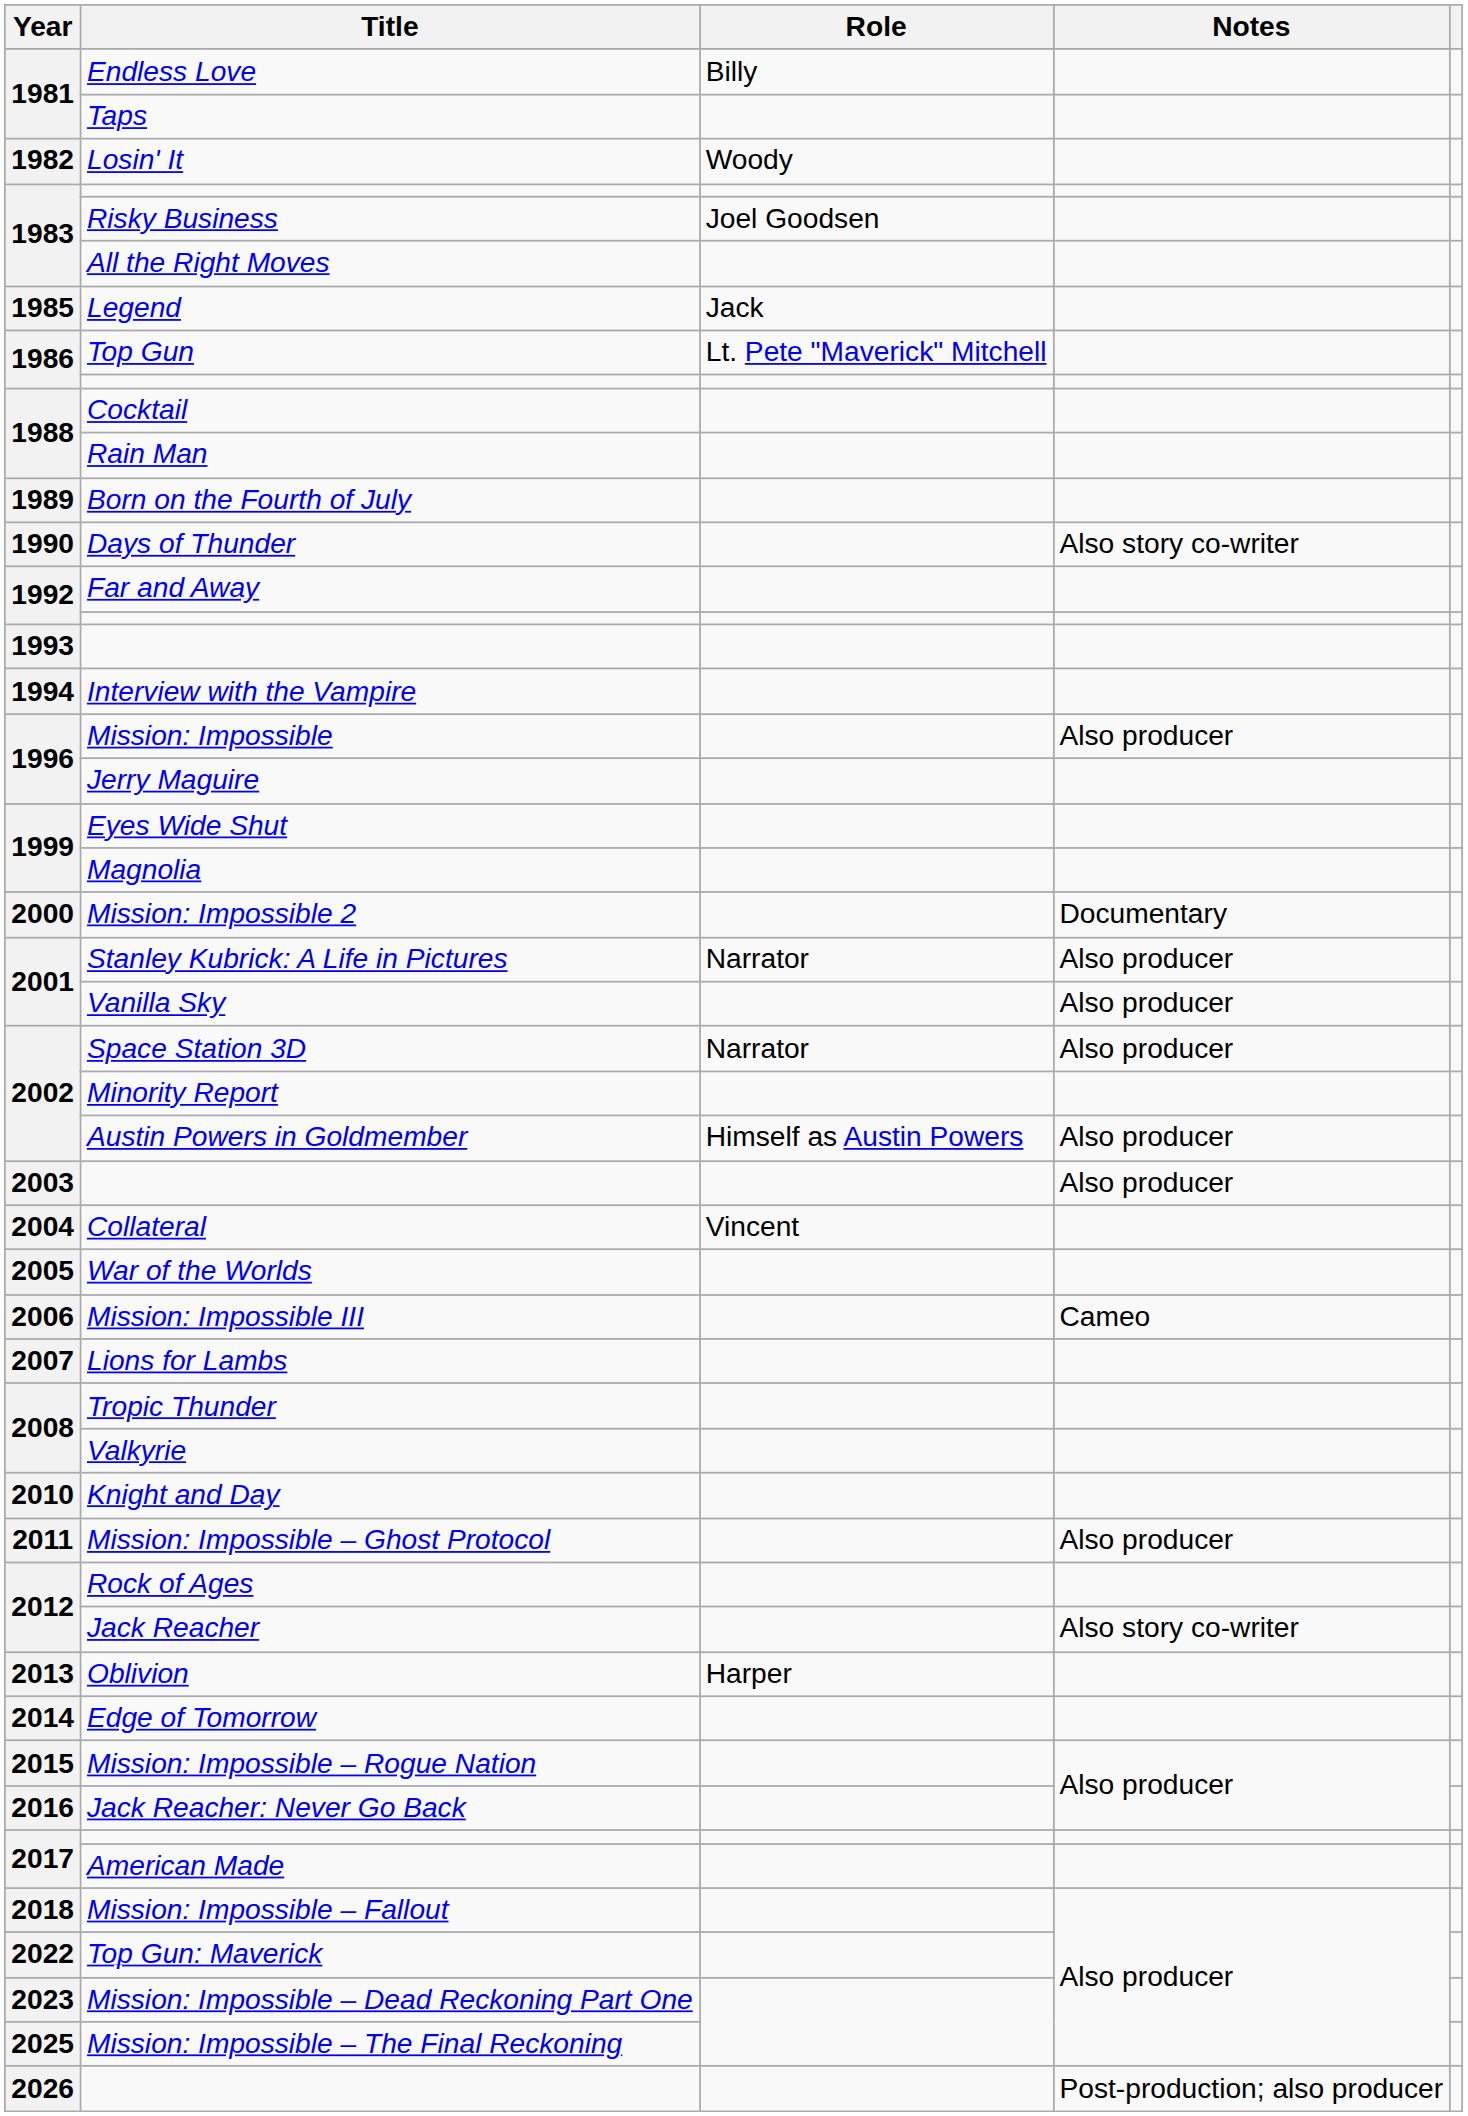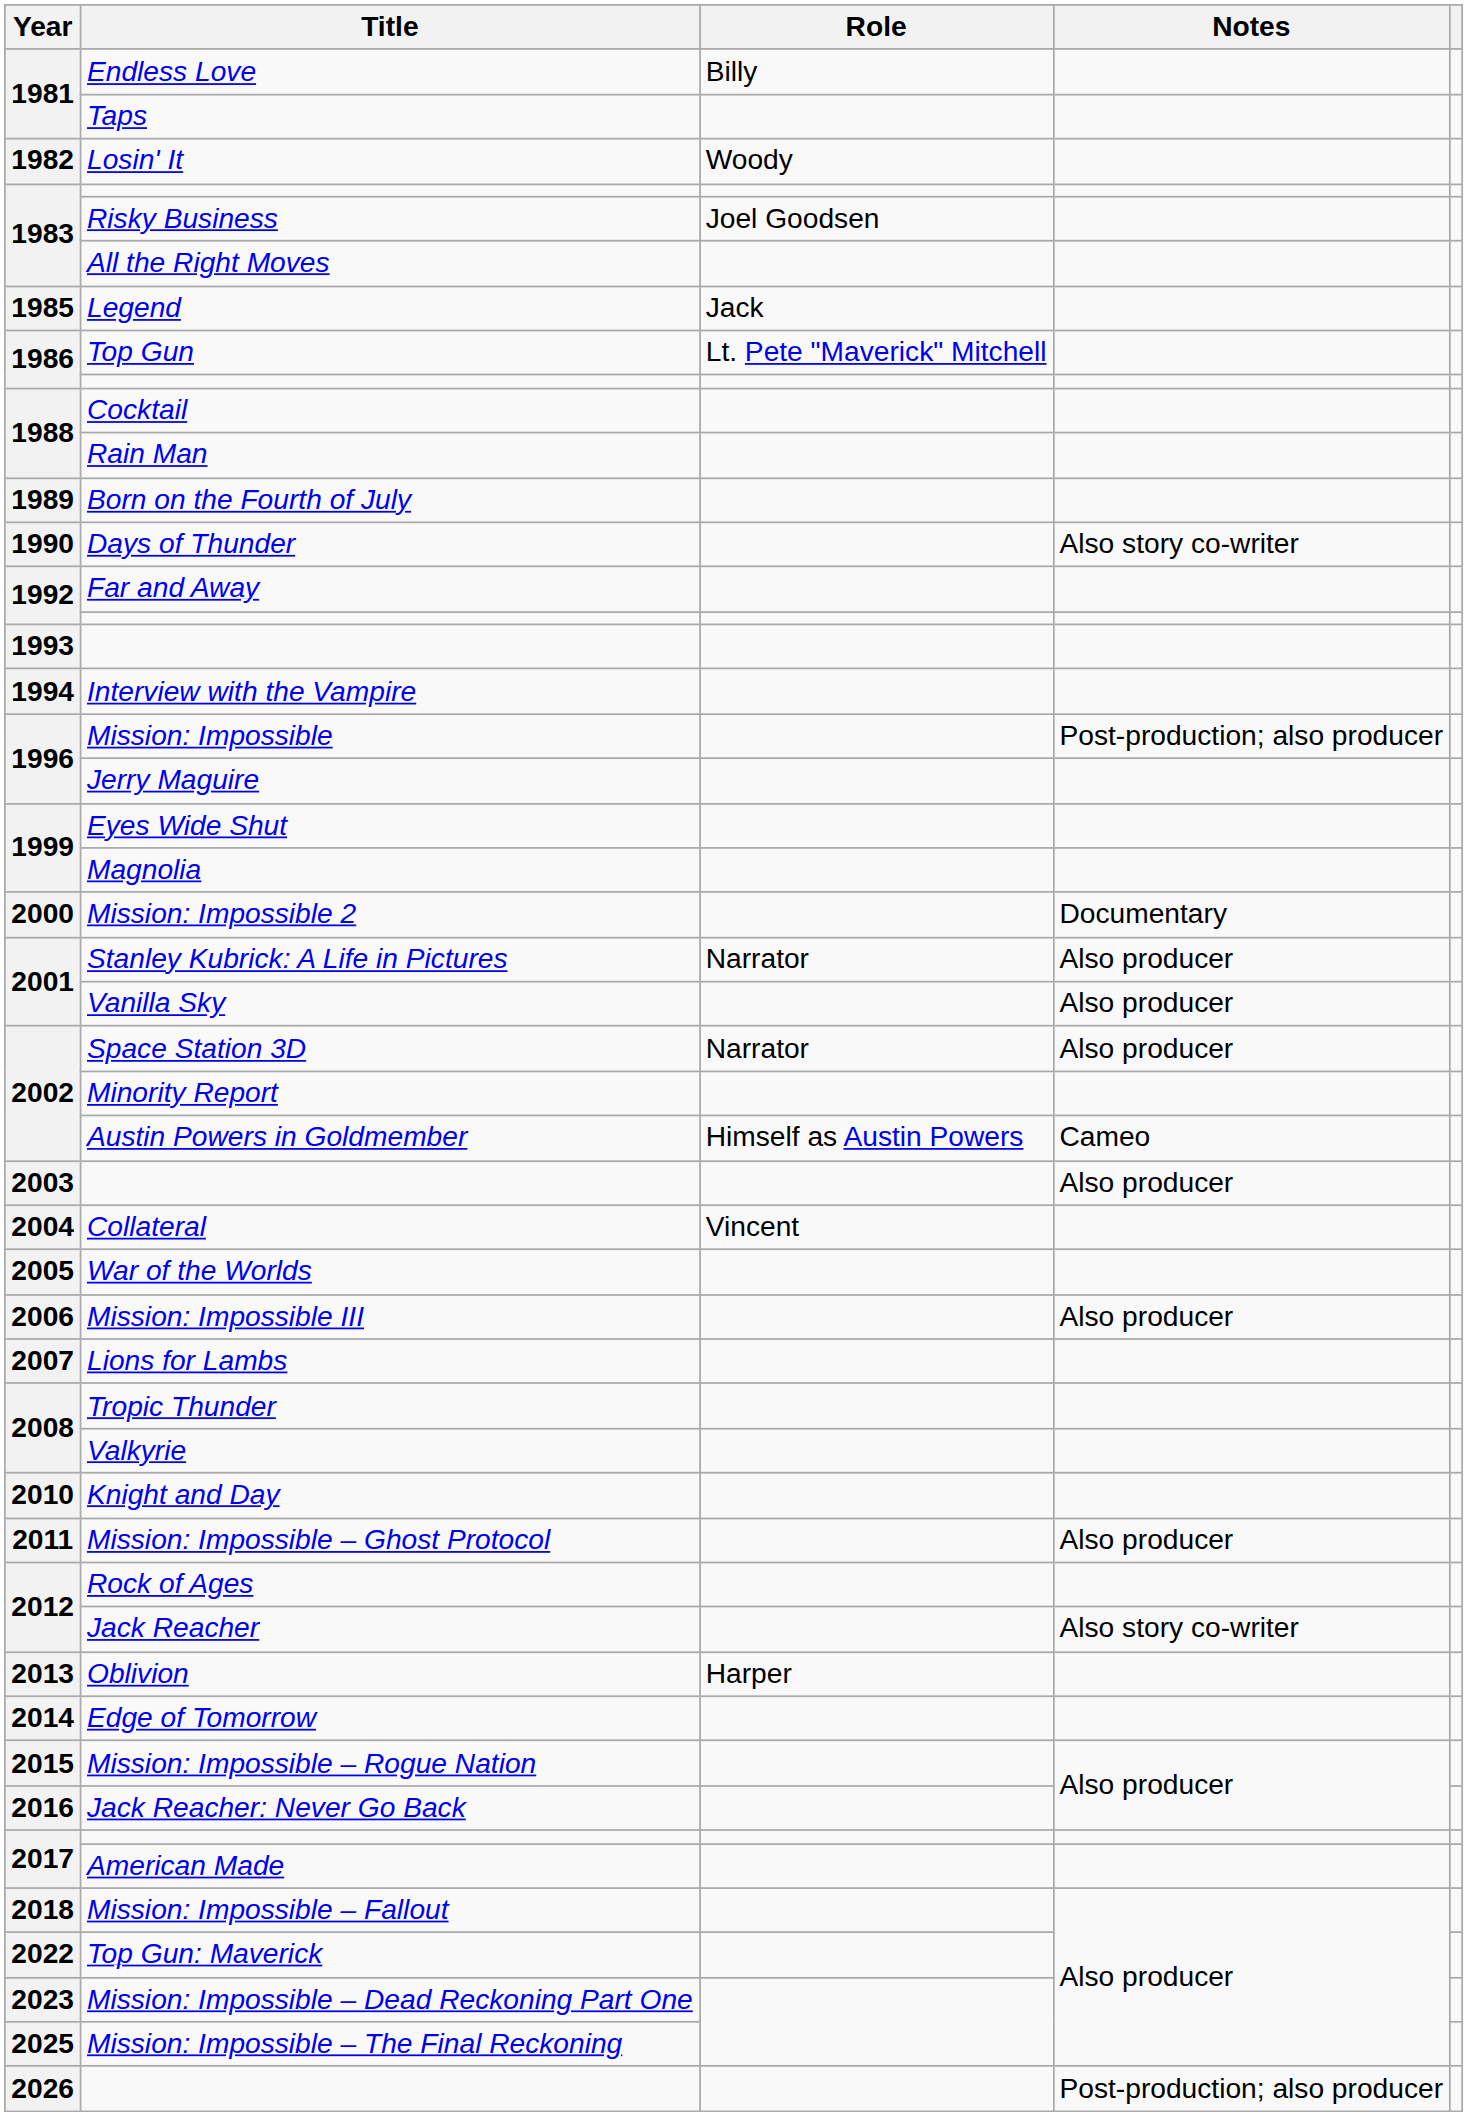(1146, 735) Also producer -> (1251, 735) Post-production; also producer
(1146, 1137) Also producer -> (1105, 1137) Cameo
(1105, 1316) Cameo -> (1146, 1316) Also producer
